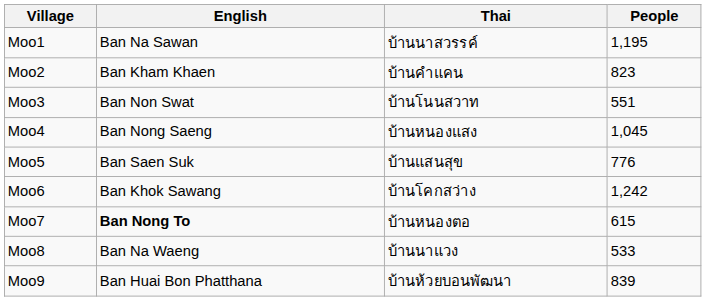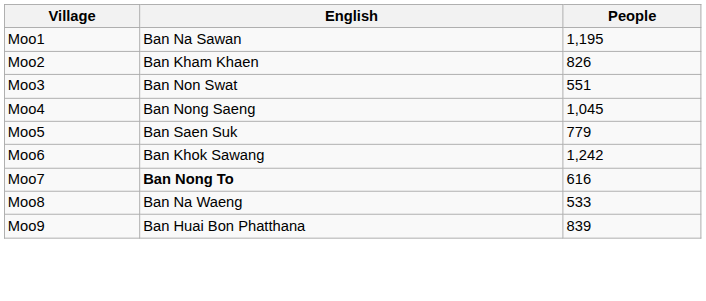- column: (496, 16)
(623, 72) 823 -> (579, 62) 826
(623, 161) 776 -> (579, 132) 779
(623, 221) 615 -> (579, 179) 616
